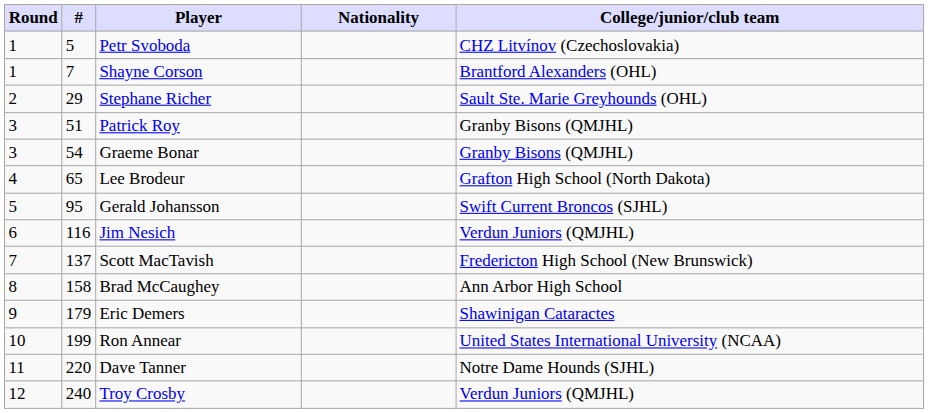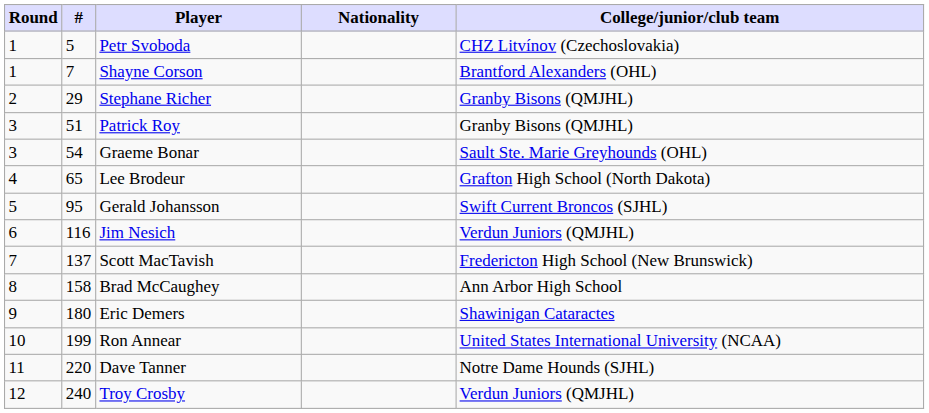(583, 98) Sault Ste. Marie Greyhounds (OHL) -> (546, 98) Granby Bisons (QMJHL)
(546, 152) Granby Bisons (QMJHL) -> (583, 152) Sault Ste. Marie Greyhounds (OHL)
(78, 313) 179 -> (78, 313) 180
